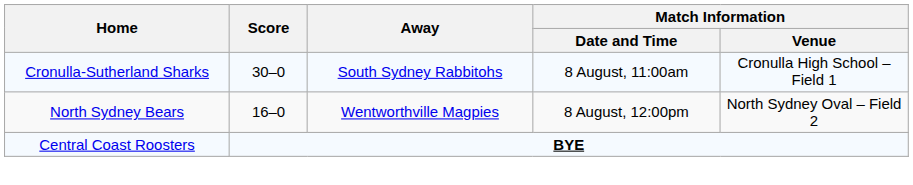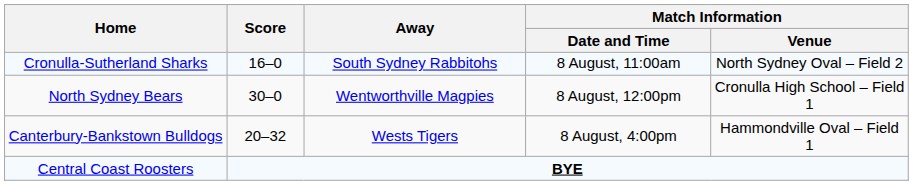(269, 72) 30–0 -> (265, 64) 16–0
(814, 72) Cronulla High School – Field 1 -> (810, 64) North Sydney Oval – Field 2
(269, 113) 16–0 -> (265, 96) 30–0
(814, 113) North Sydney Oval – Field 2 -> (810, 96) Cronulla High School – Field 1
+ row: (116, 136)
